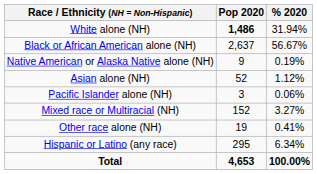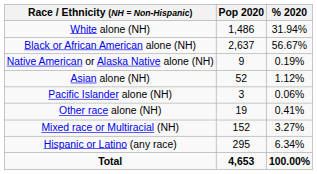(241, 29) bold -> (241, 29) normal
rows swapped: (110, 128) <-> (110, 111)
